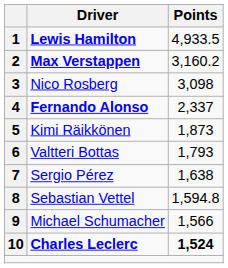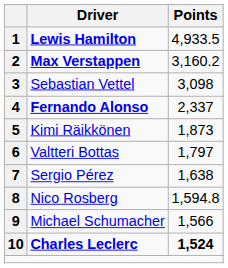(74, 84) Nico Rosberg -> (82, 84) Sebastian Vettel
(196, 152) 1,793 -> (196, 152) 1,797
(82, 198) Sebastian Vettel -> (74, 198) Nico Rosberg
